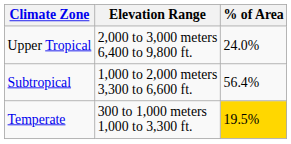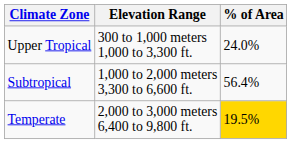(157, 44) 2,000 to 3,000 meters 6,400 to 9,800 ft. -> (152, 44) 300 to 1,000 meters 1,000 to 3,300 ft.
(152, 119) 300 to 1,000 meters 1,000 to 3,300 ft. -> (157, 119) 2,000 to 3,000 meters 6,400 to 9,800 ft.
